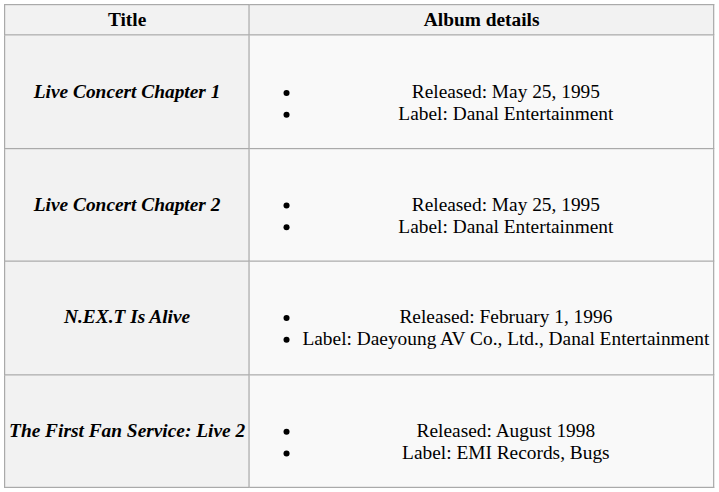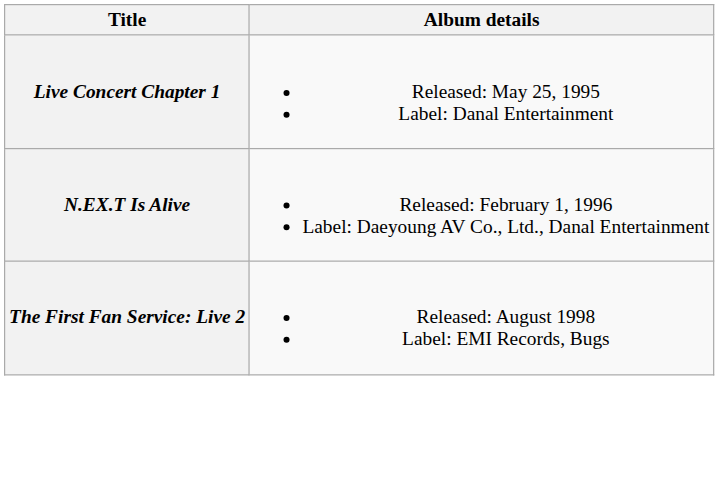- row: (127, 204)
